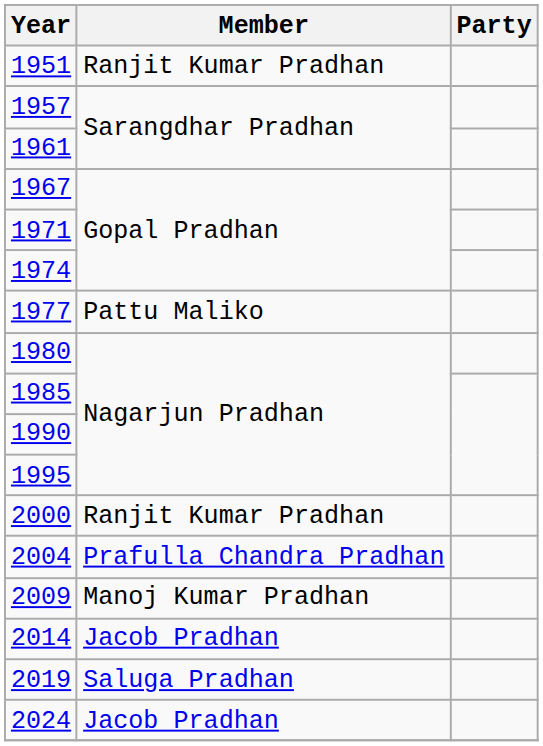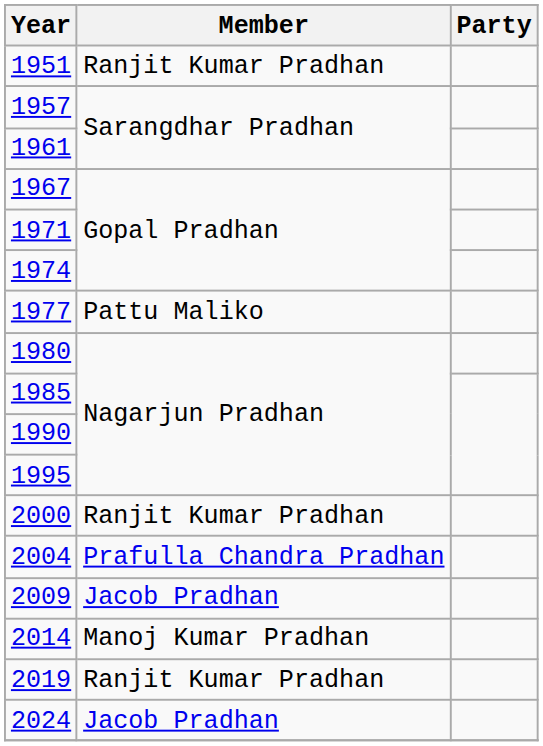(226, 598) Manoj Kumar Pradhan -> (181, 598) Jacob Pradhan
(181, 639) Jacob Pradhan -> (226, 639) Manoj Kumar Pradhan
(189, 680) Saluga Pradhan -> (234, 680) Ranjit Kumar Pradhan
